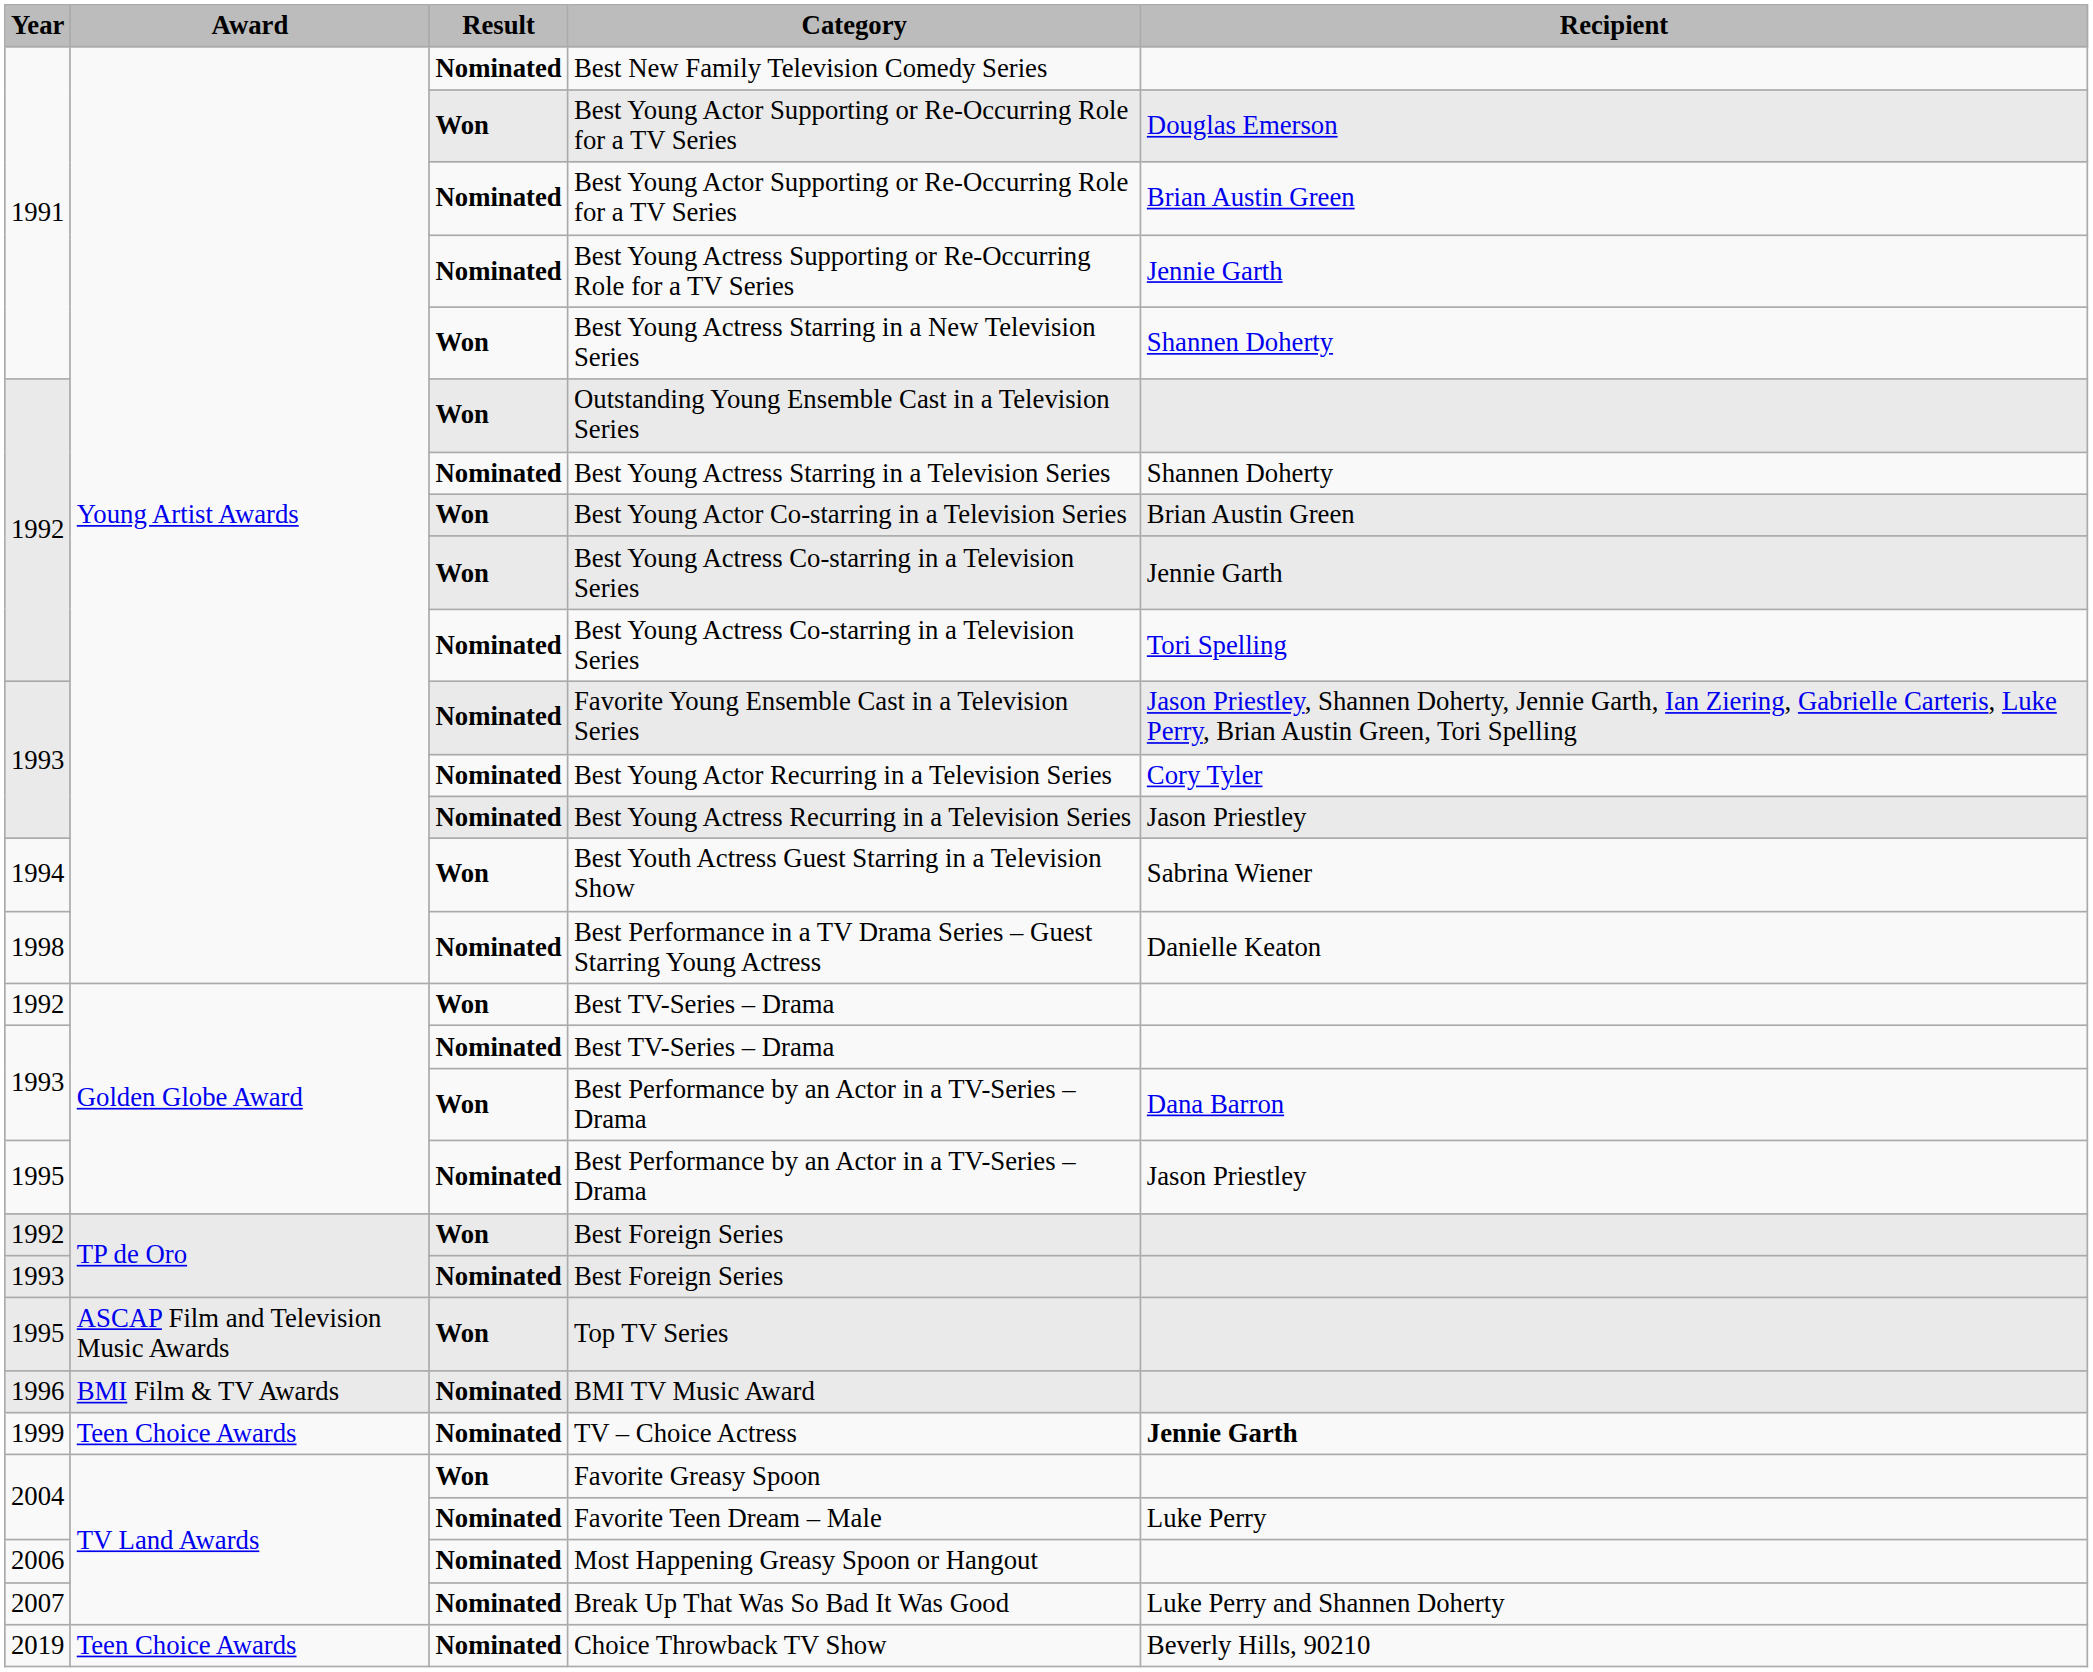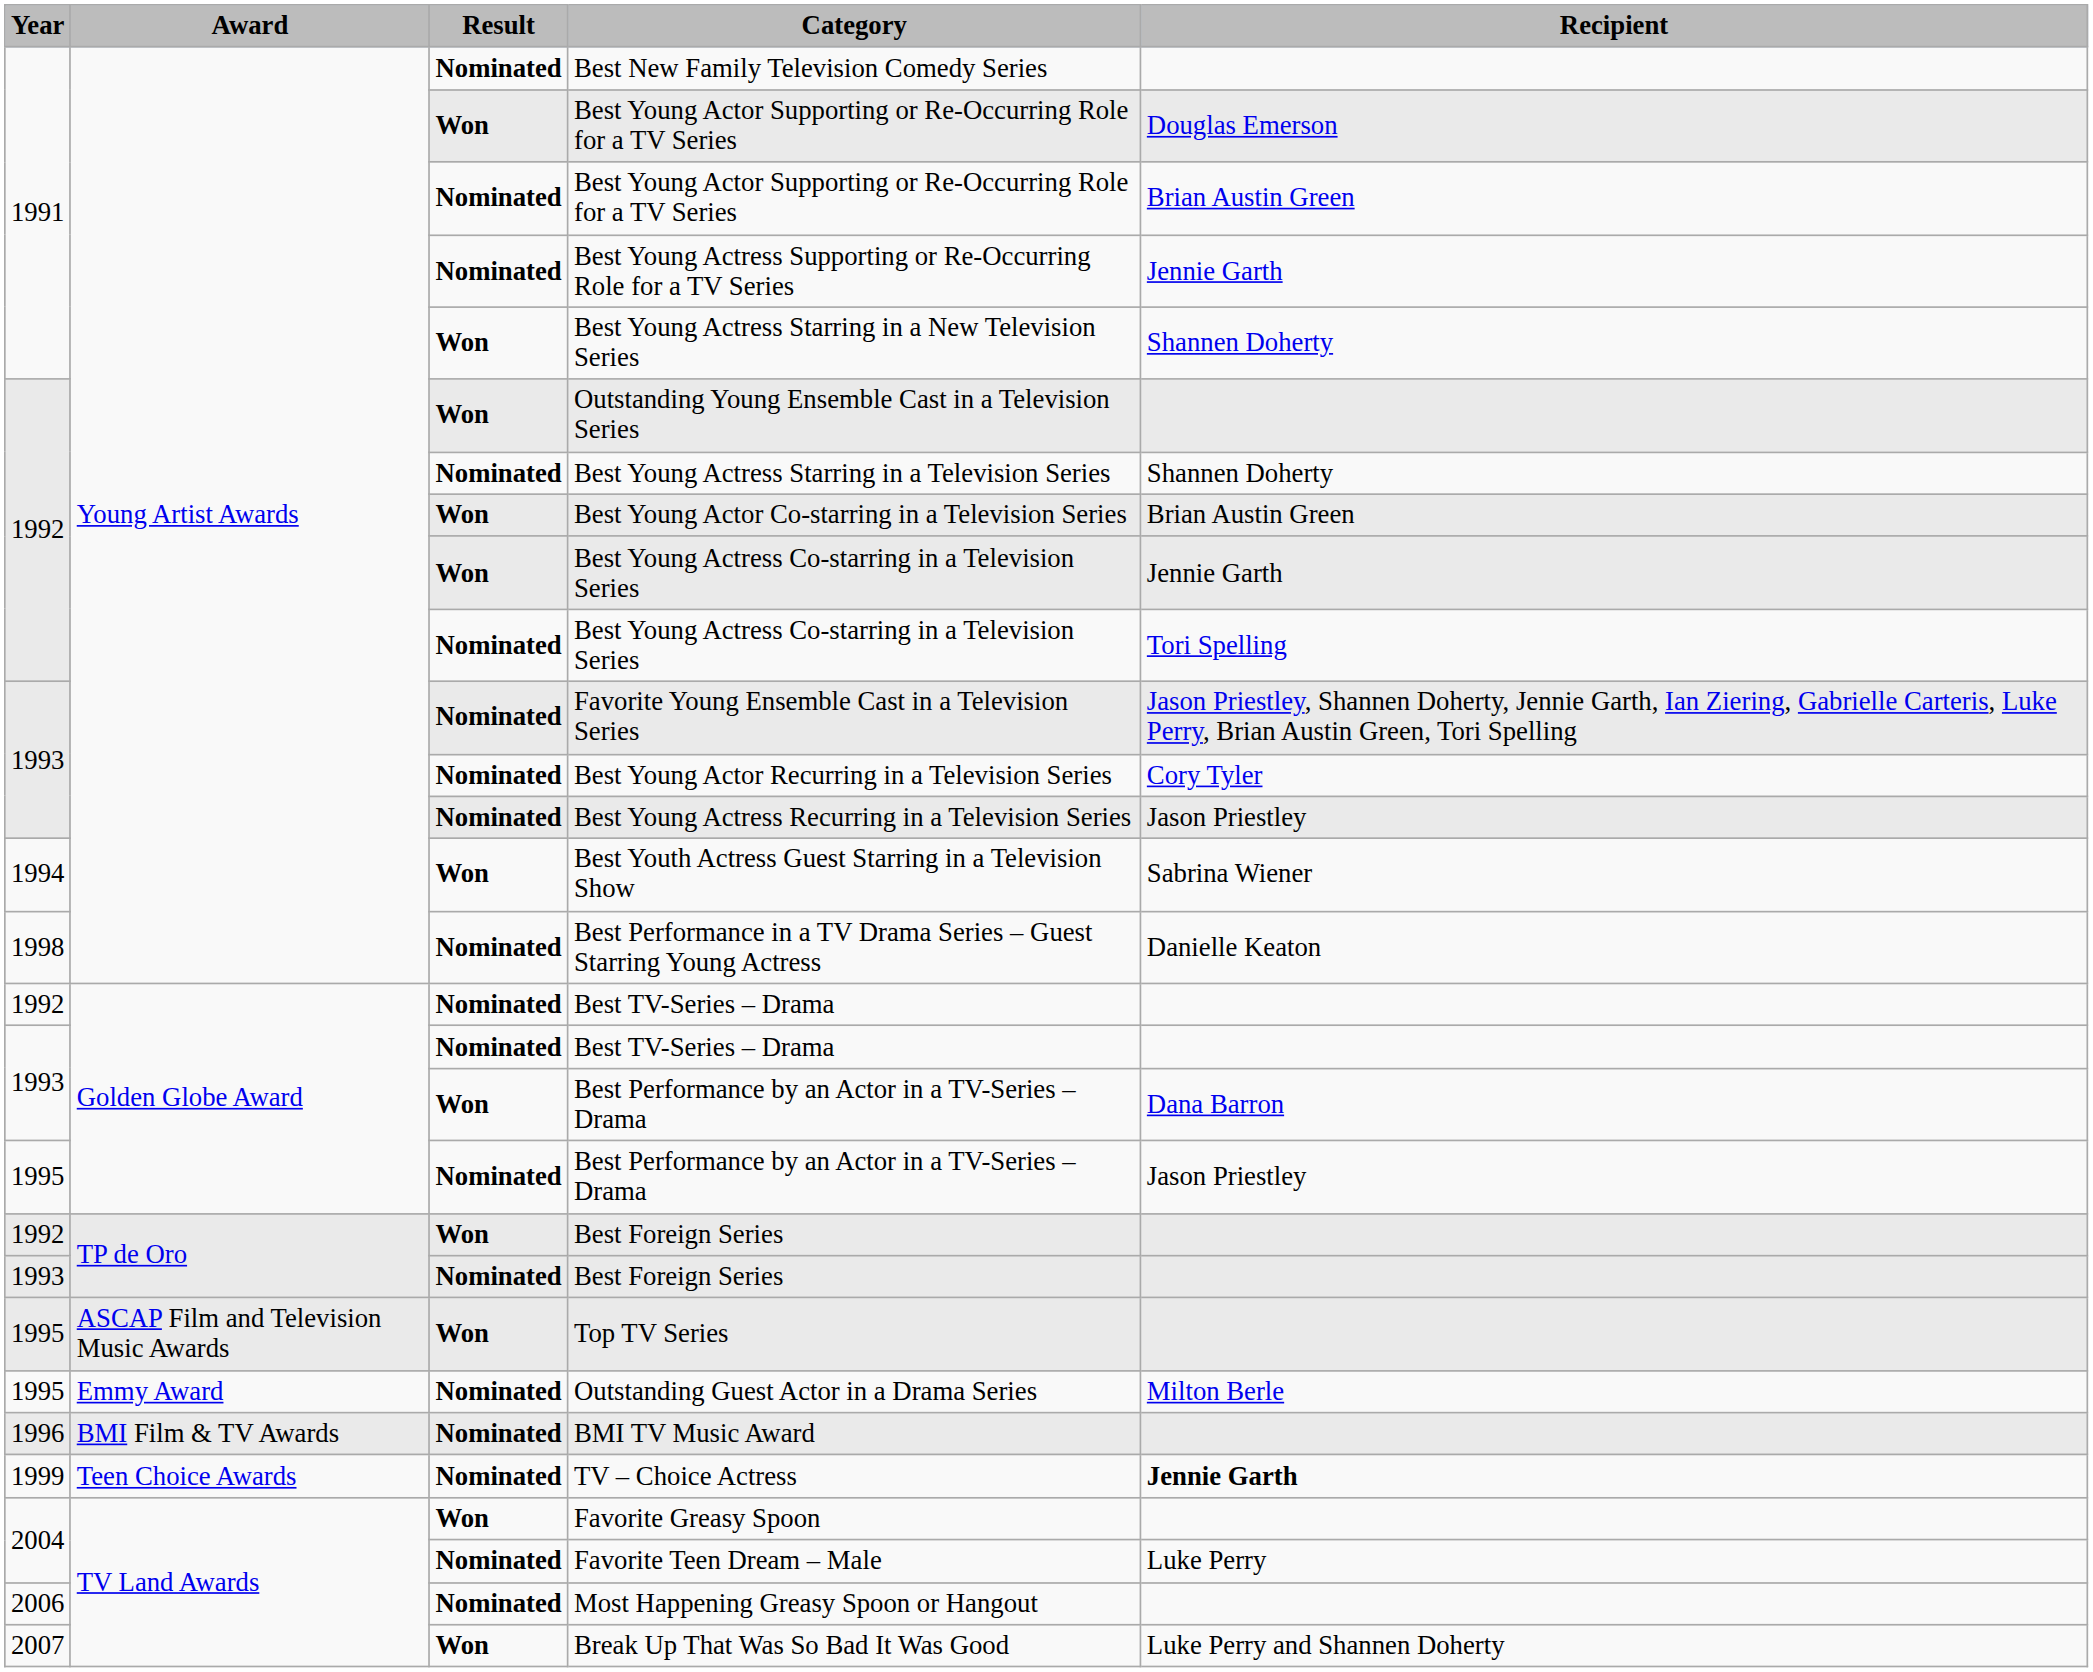(462, 1004) Won -> (499, 1004) Nominated
+ row: (38, 1391)
(499, 1603) Nominated -> (462, 1645) Won
- row: (38, 1645)
